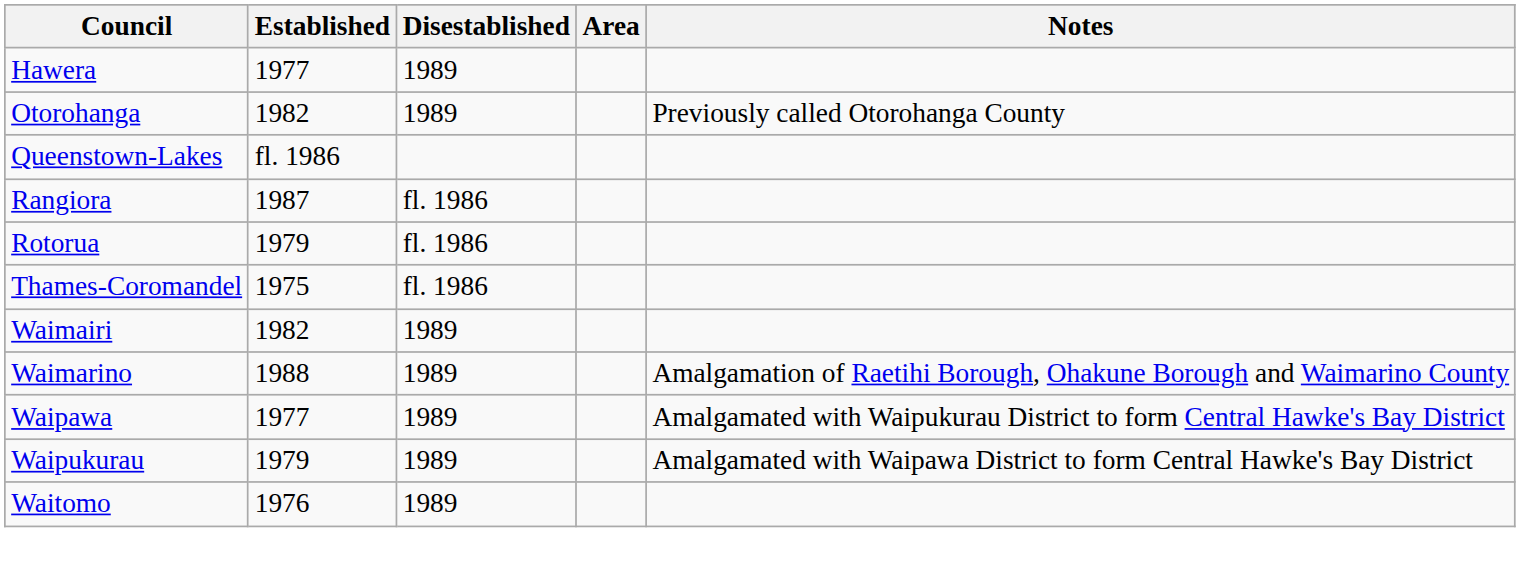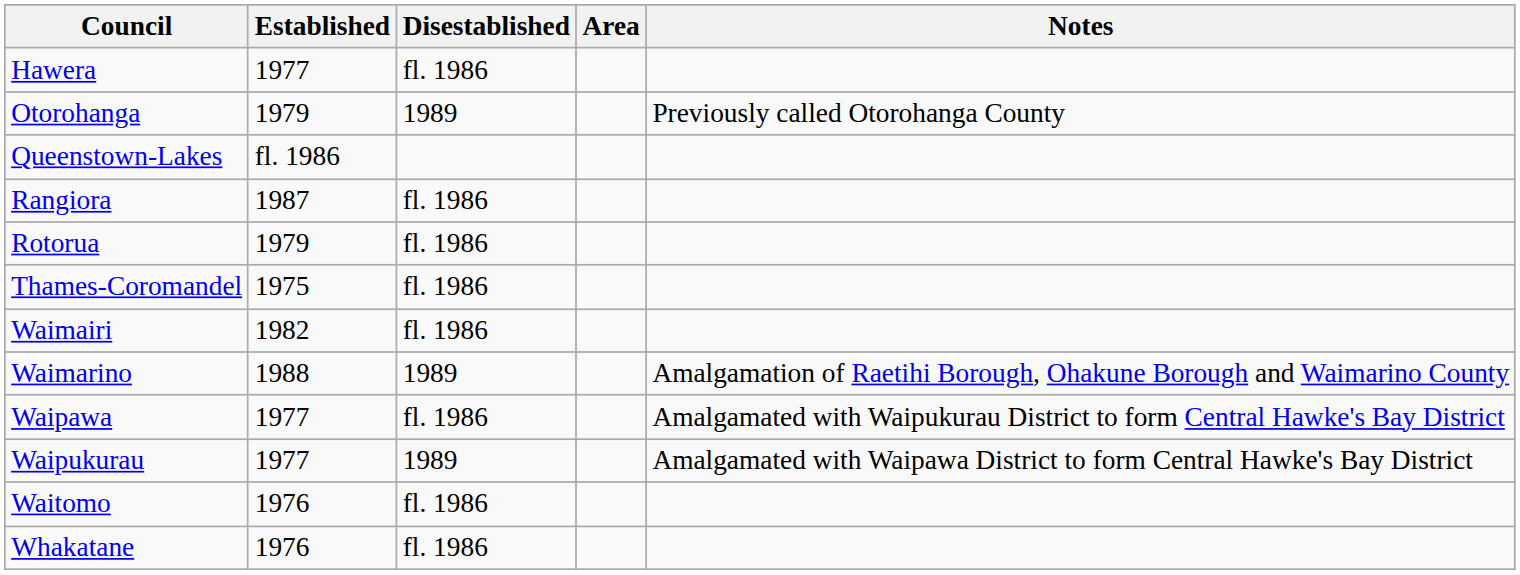(430, 69) 1989 -> (445, 69) fl. 1986
(282, 112) 1982 -> (282, 112) 1979
(430, 329) 1989 -> (445, 329) fl. 1986
(430, 416) 1989 -> (445, 416) fl. 1986
(282, 460) 1979 -> (282, 460) 1977
(430, 503) 1989 -> (445, 503) fl. 1986
+ row: (73, 546)
